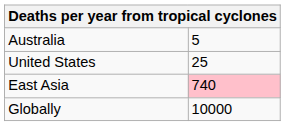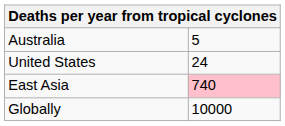(200, 62) 25 -> (200, 62) 24
